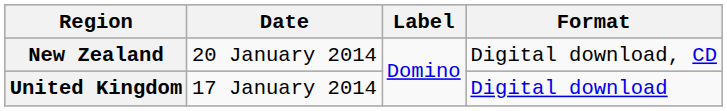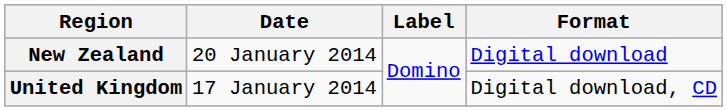(594, 55) Digital download, CD -> (569, 55) Digital download
(569, 88) Digital download -> (594, 88) Digital download, CD
